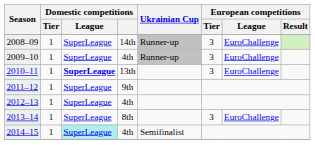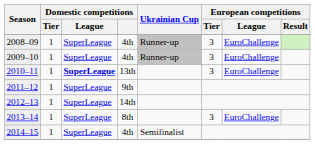(128, 41) 14th -> (128, 41) 4th
(128, 101) 4th -> (128, 101) 14th
(88, 131) paleturquoise background -> (88, 131) no background
